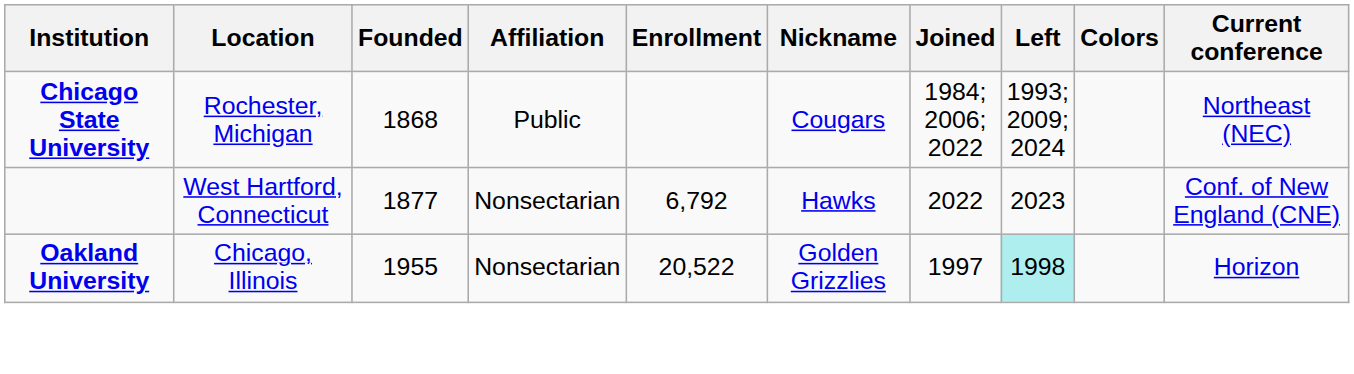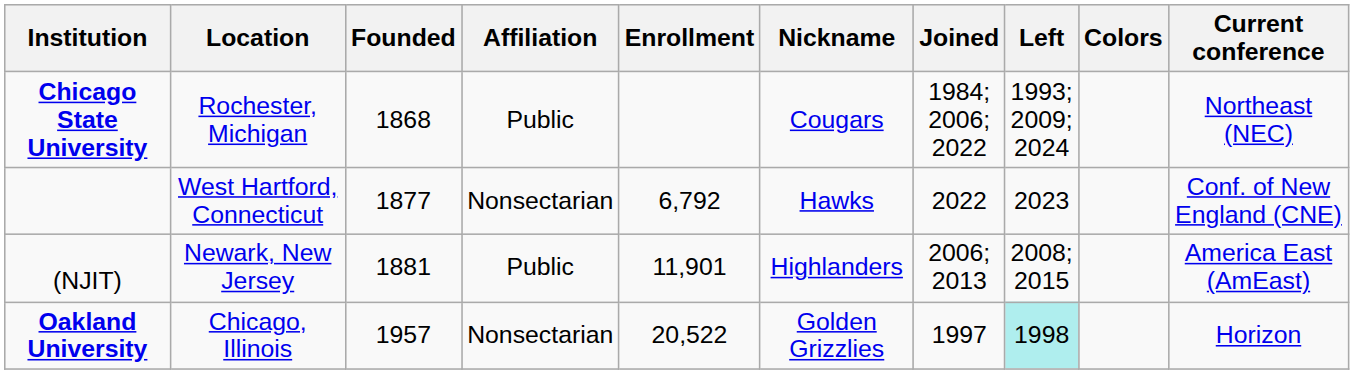+ row: (87, 281)
(410, 267) 1955 -> (403, 334) 1957
